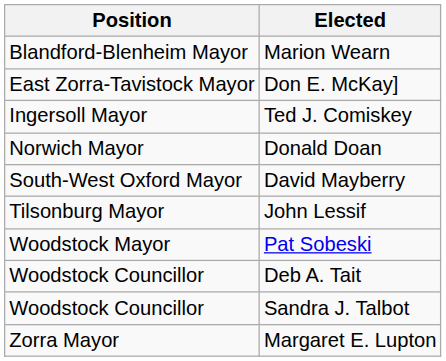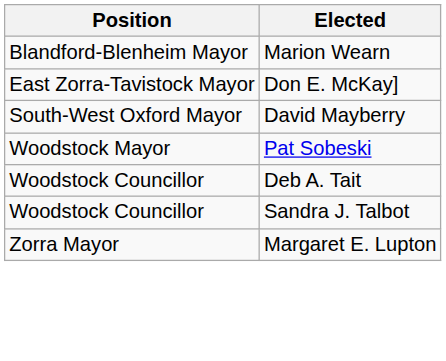- row: (338, 116)
- row: (323, 148)
- row: (315, 212)
